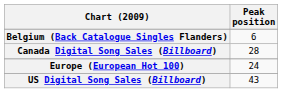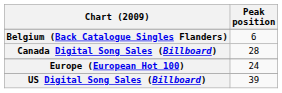(254, 80) 43 -> (254, 80) 39
